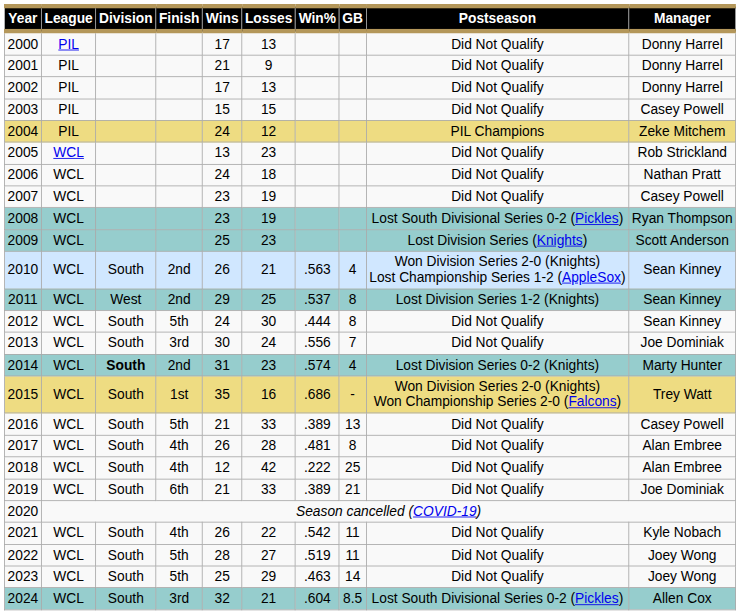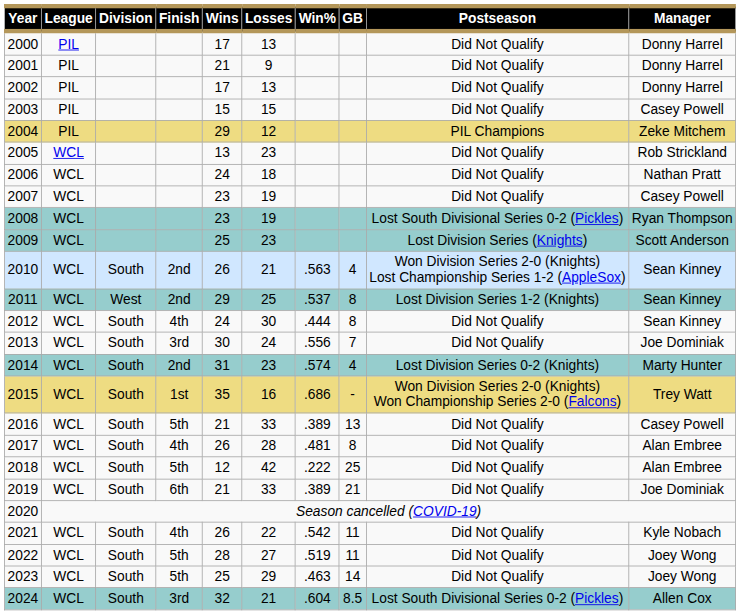(222, 131) 24 -> (222, 131) 29
(179, 321) 5th -> (179, 321) 4th
(126, 365) bold -> (126, 365) normal
(179, 467) 4th -> (179, 467) 5th
